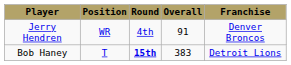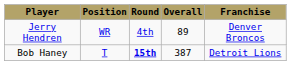(183, 32) 91 -> (183, 32) 89
(183, 53) 383 -> (183, 53) 387
